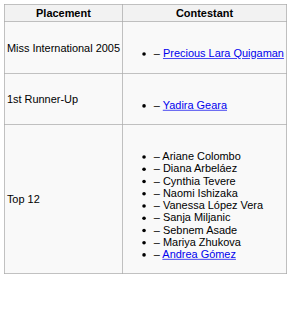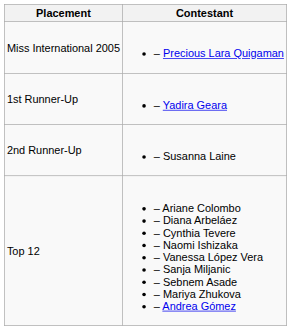+ row: (44, 150)
